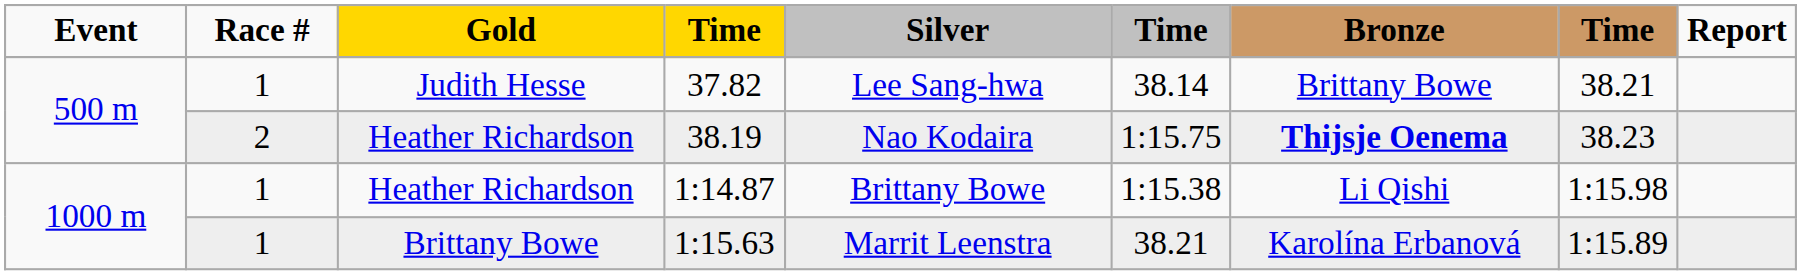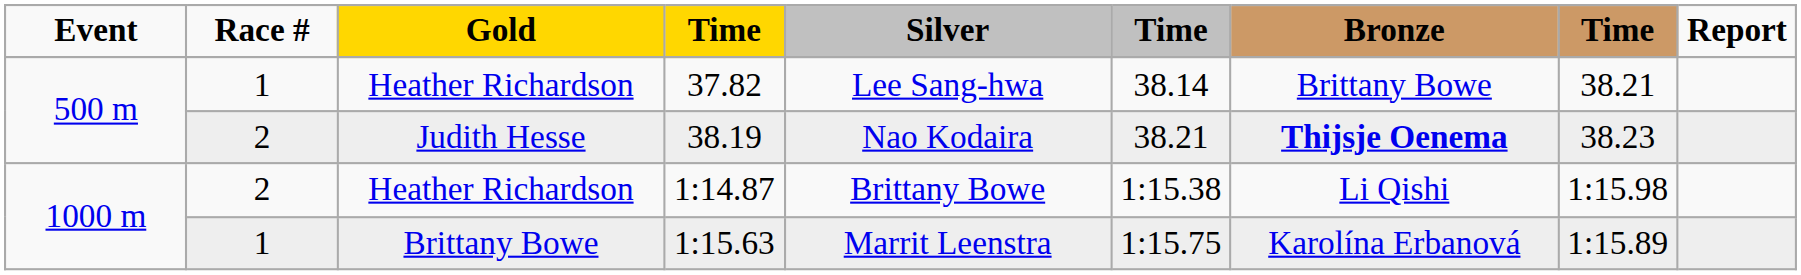(501, 83) Judith Hesse -> (501, 83) Heather Richardson
(501, 136) Heather Richardson -> (501, 136) Judith Hesse
(1171, 136) 1:15.75 -> (1171, 136) 38.21
(262, 189) 1 -> (262, 189) 2
(1171, 242) 38.21 -> (1171, 242) 1:15.75
